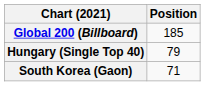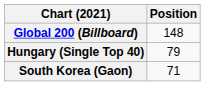(173, 33) 185 -> (173, 33) 148
